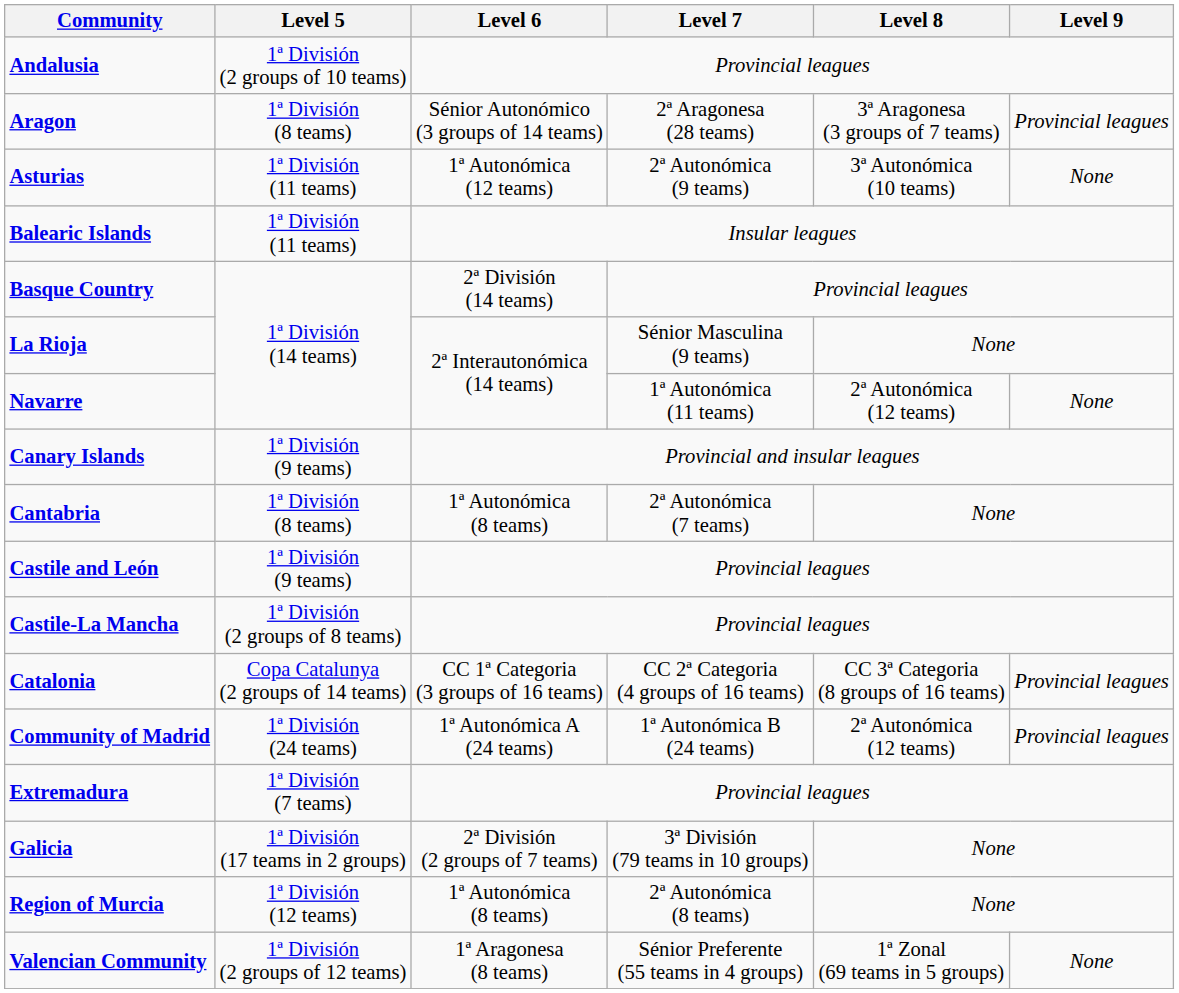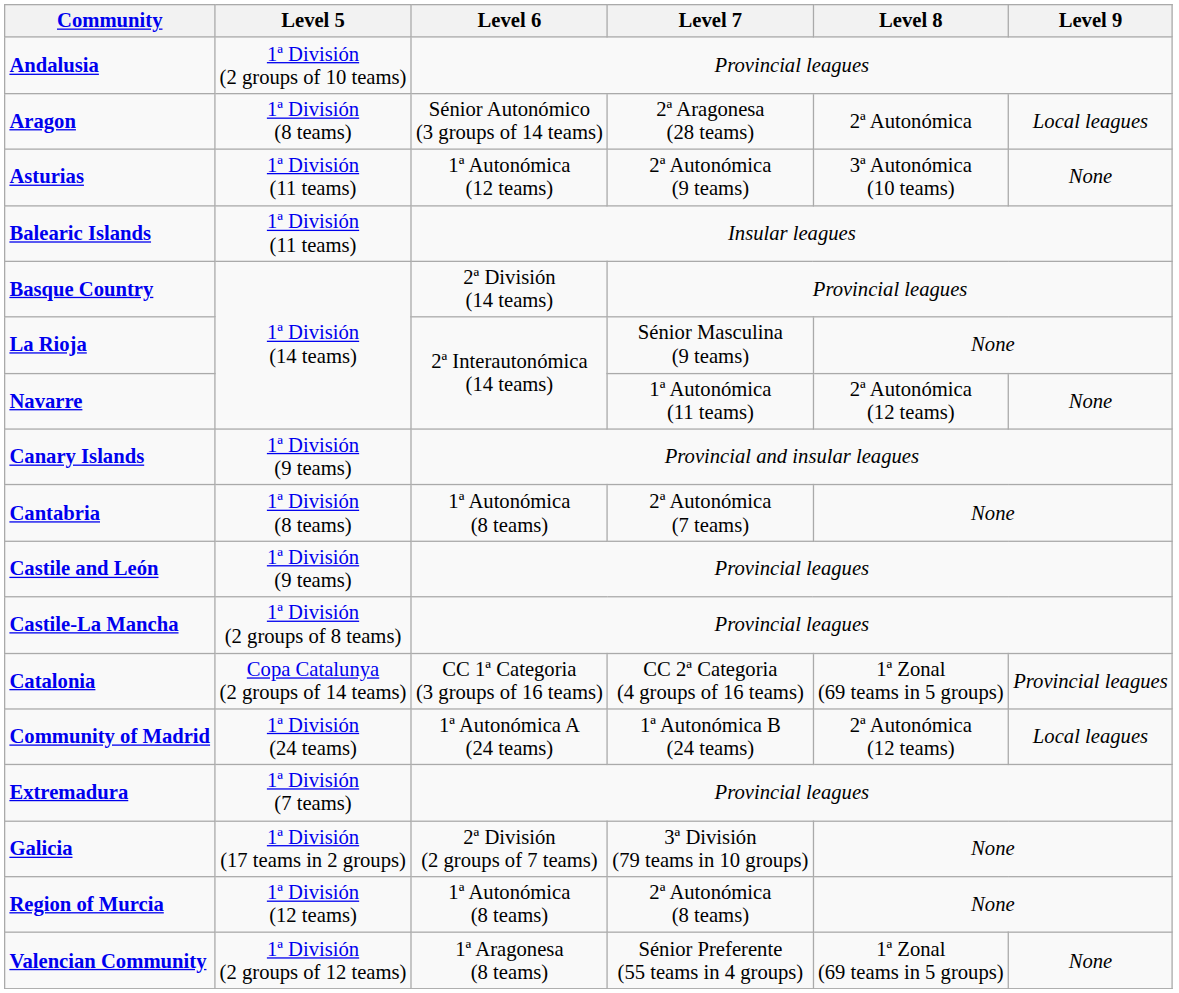(911, 121) 3ª Aragonesa (3 groups of 7 teams) -> (911, 121) 2ª Autonómica
(1092, 121) Provincial leagues -> (1090, 121) Local leagues
(911, 680) CC 3ª Categoria (8 groups of 16 teams) -> (911, 680) 1ª Zonal (69 teams in 5 groups)
(1092, 736) Provincial leagues -> (1090, 736) Local leagues
